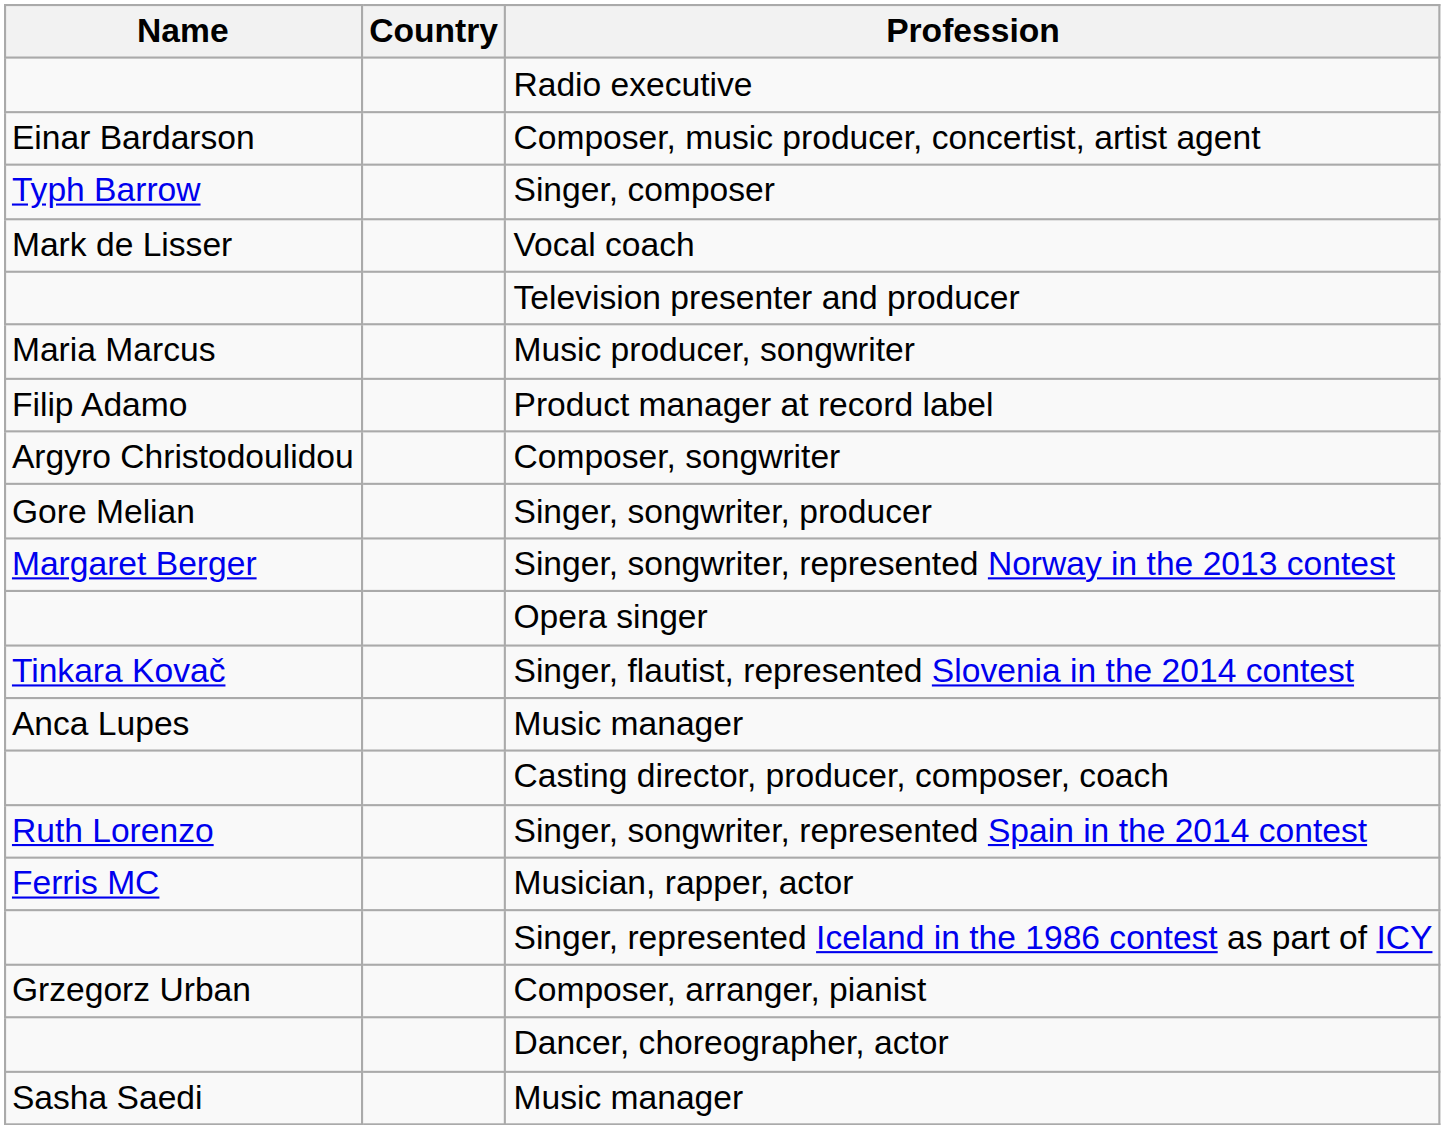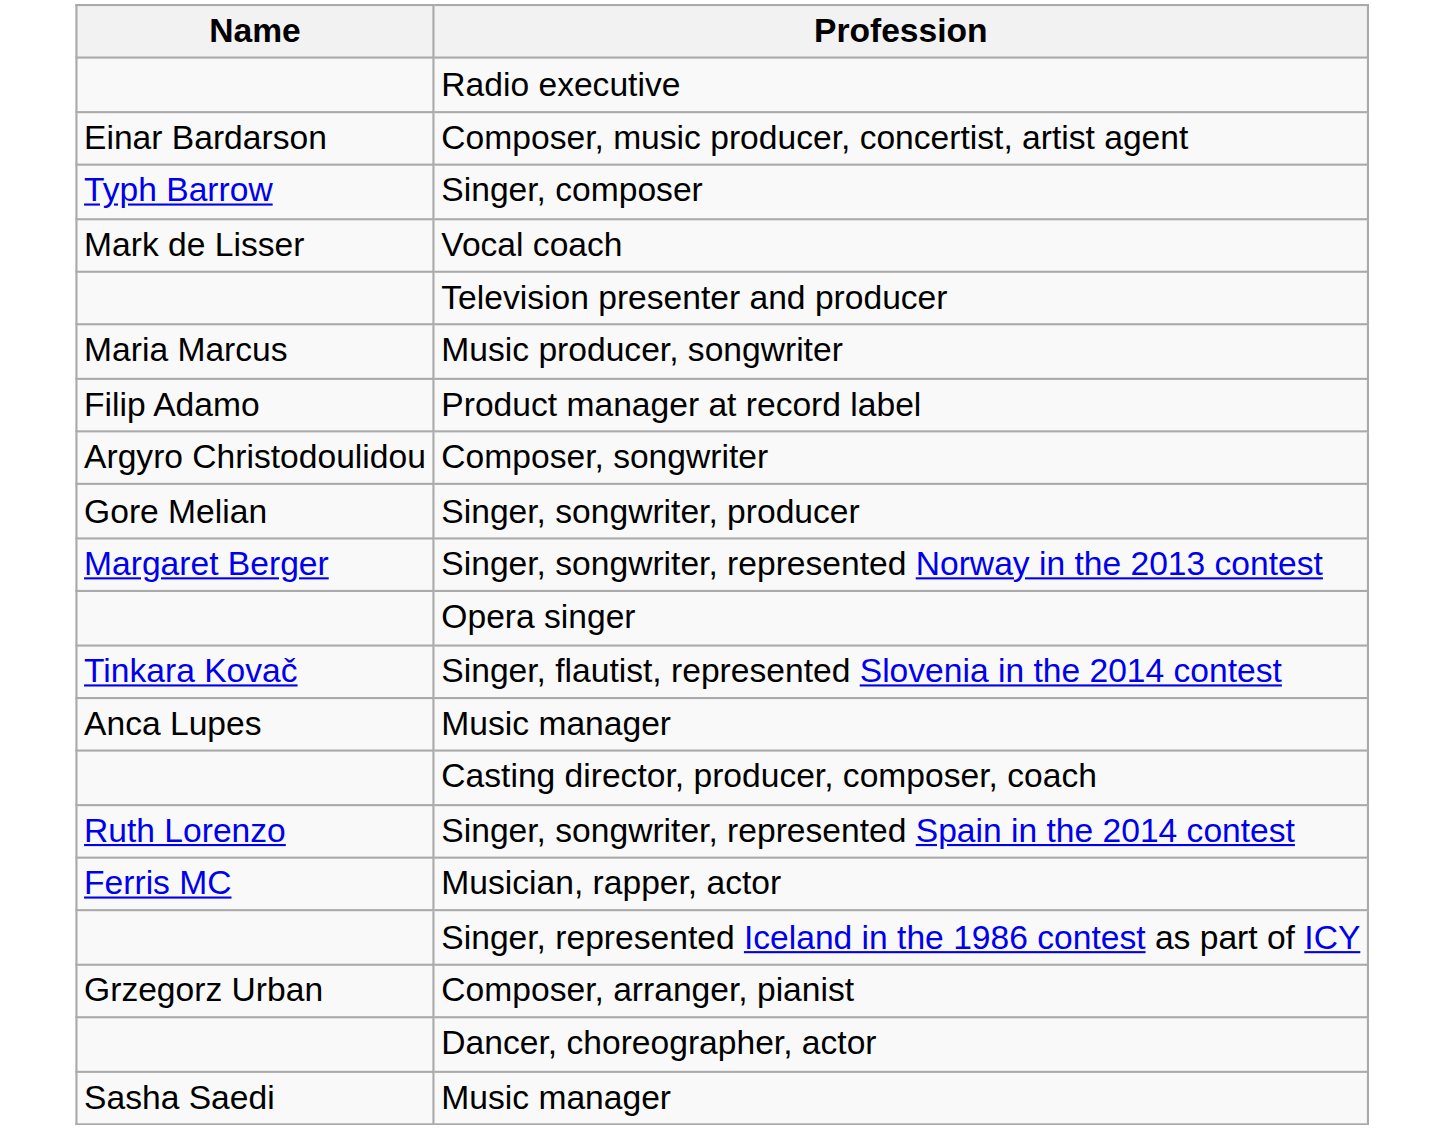- column: (434, 31)
